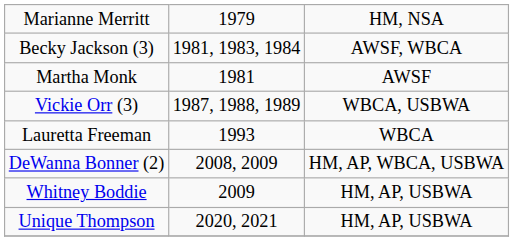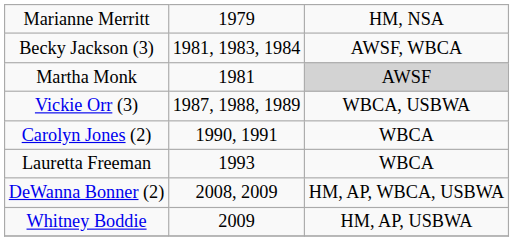(406, 76) no background -> (406, 76) lightgrey background
+ row: (87, 134)
- row: (87, 221)
